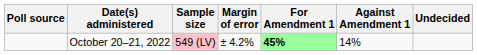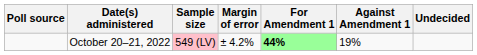(274, 42) 45% -> (274, 42) 44%
(350, 42) 14% -> (350, 42) 19%
